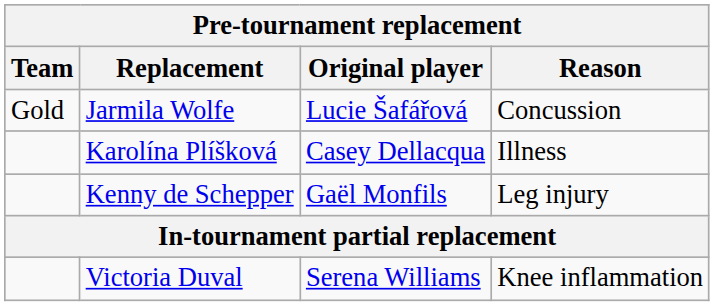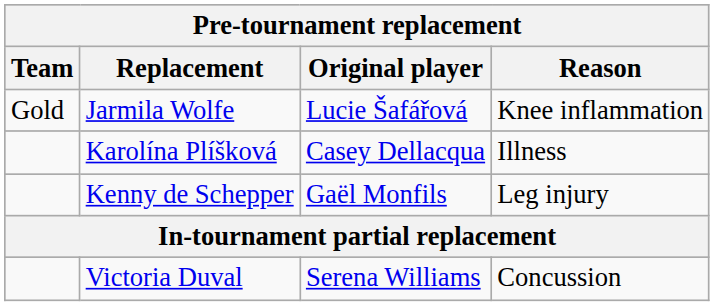(559, 109) Concussion -> (600, 109) Knee inflammation
(600, 278) Knee inflammation -> (559, 278) Concussion
